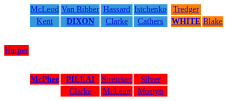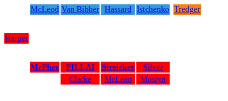- row: (16, 22)
(117, 79) normal -> (118, 67) bold
